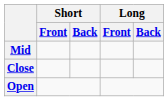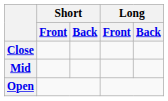rows swapped: (20, 68) <-> (20, 50)
